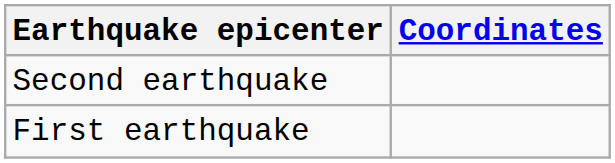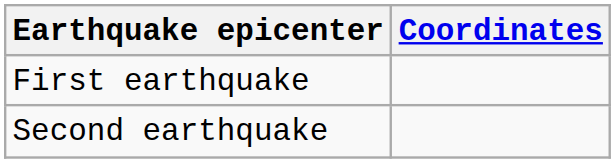rows swapped: (161, 131) <-> (170, 81)
